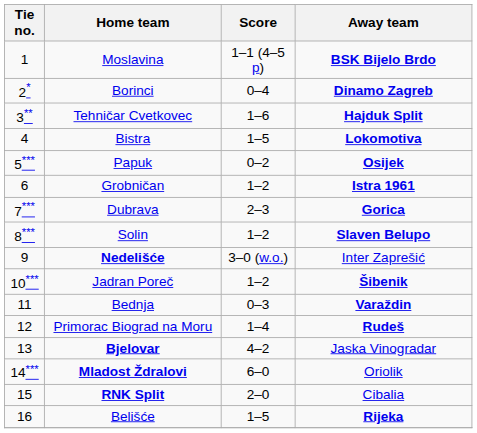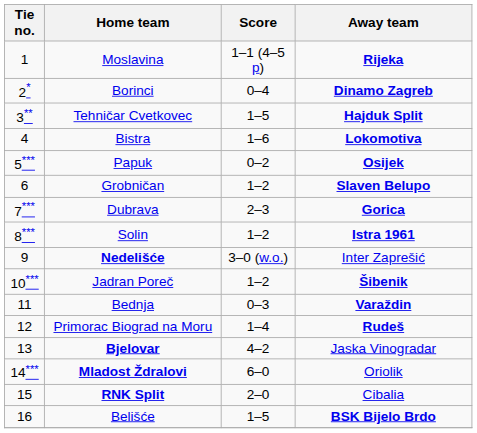(383, 59) BSK Bijelo Brdo -> (383, 59) Rijeka
(258, 116) 1–6 -> (258, 116) 1–5
(258, 139) 1–5 -> (258, 139) 1–6
(383, 186) Istra 1961 -> (383, 186) Slaven Belupo
(383, 234) Slaven Belupo -> (383, 234) Istra 1961
(383, 416) Rijeka -> (383, 416) BSK Bijelo Brdo
